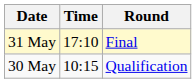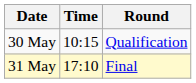rows swapped: (32, 66) <-> (32, 41)
